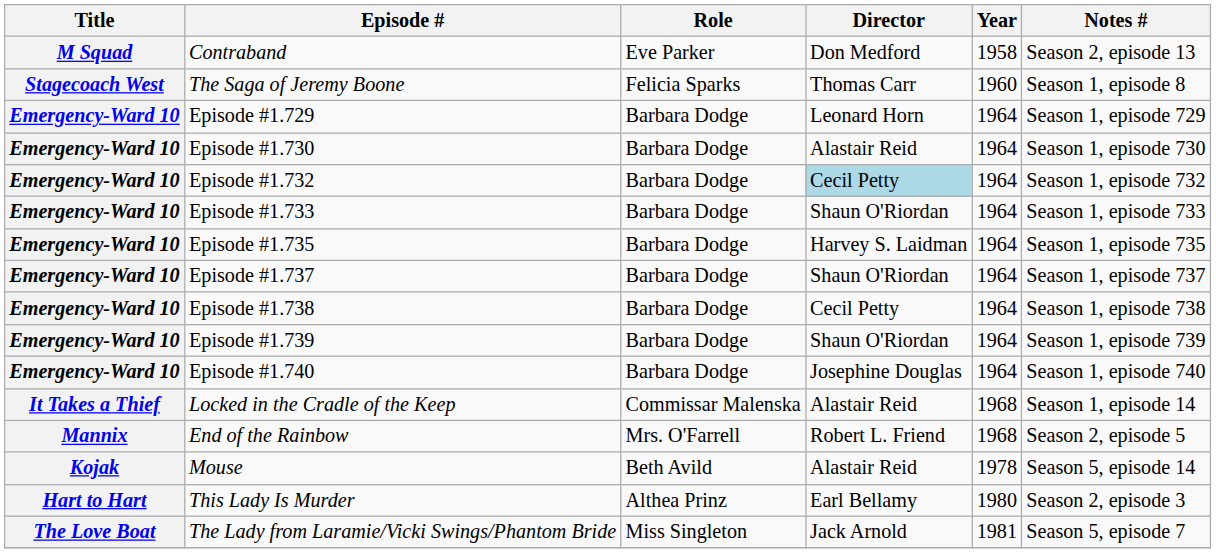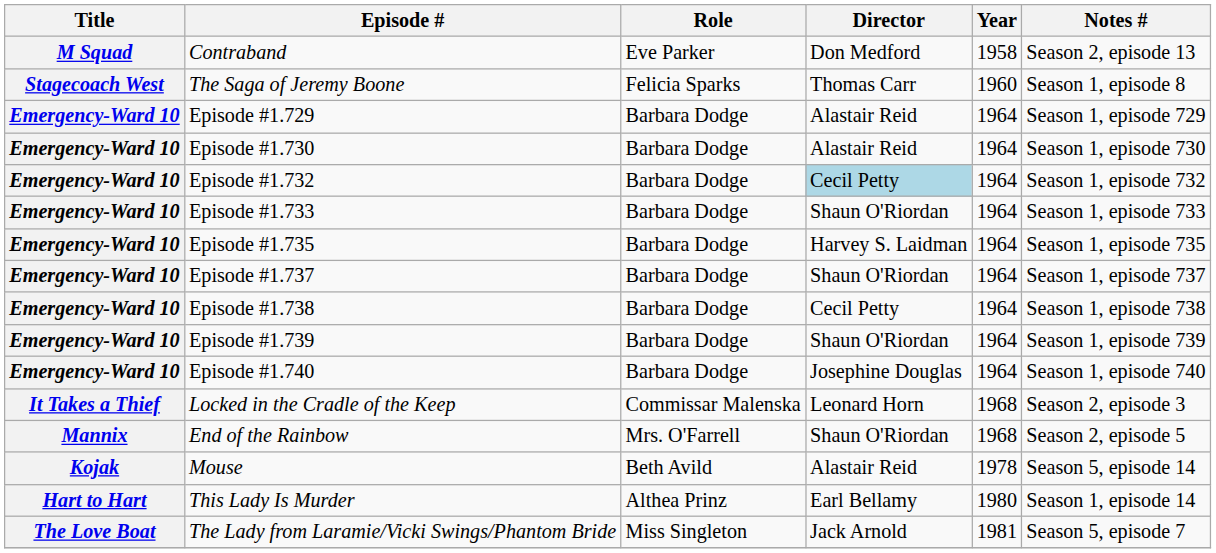(867, 116) Leonard Horn -> (864, 116) Alastair Reid
(864, 404) Alastair Reid -> (867, 404) Leonard Horn
(1111, 404) Season 1, episode 14 -> (1106, 404) Season 2, episode 3
(878, 436) Robert L. Friend -> (879, 436) Shaun O'Riordan
(1106, 500) Season 2, episode 3 -> (1111, 500) Season 1, episode 14
